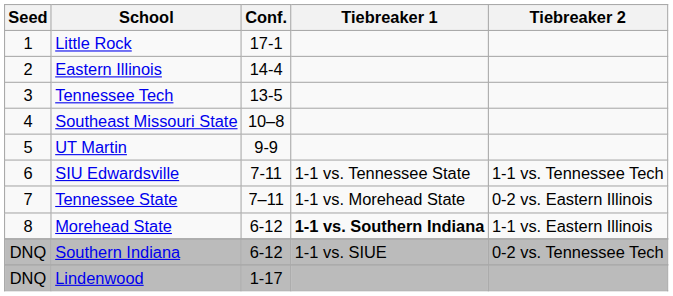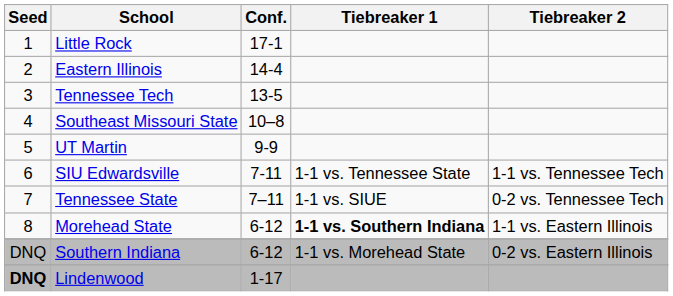(380, 200) 1-1 vs. Morehead State -> (341, 200) 1-1 vs. SIUE
(572, 200) 0-2 vs. Eastern Illinois -> (578, 200) 0-2 vs. Tennessee Tech
(341, 252) 1-1 vs. SIUE -> (380, 252) 1-1 vs. Morehead State
(578, 252) 0-2 vs. Tennessee Tech -> (572, 252) 0-2 vs. Eastern Illinois
(28, 278) normal -> (28, 278) bold
